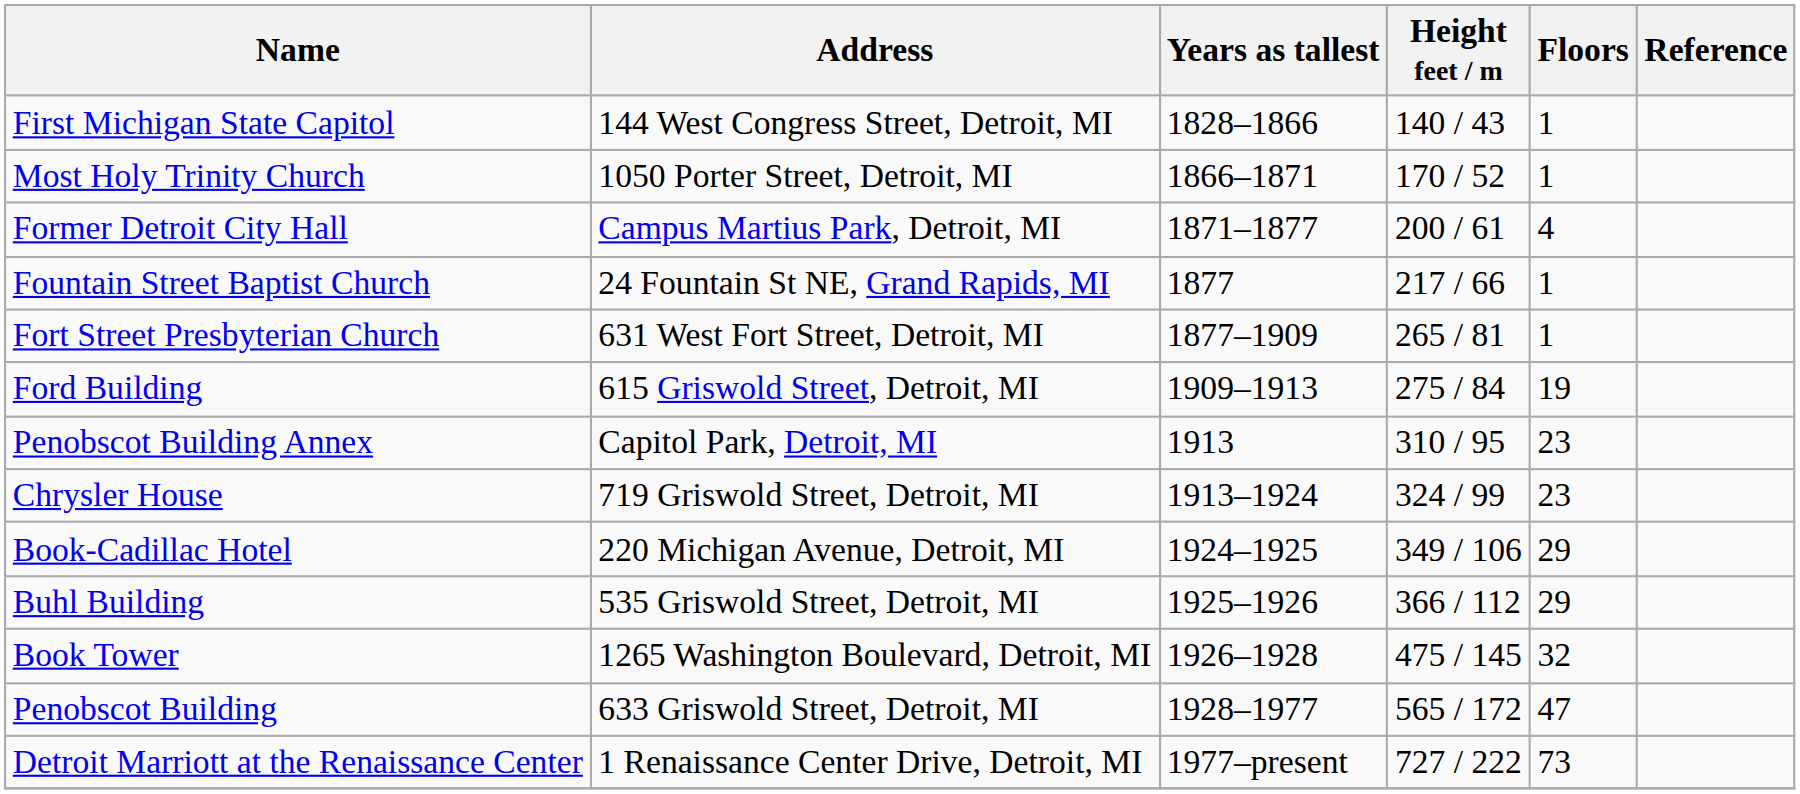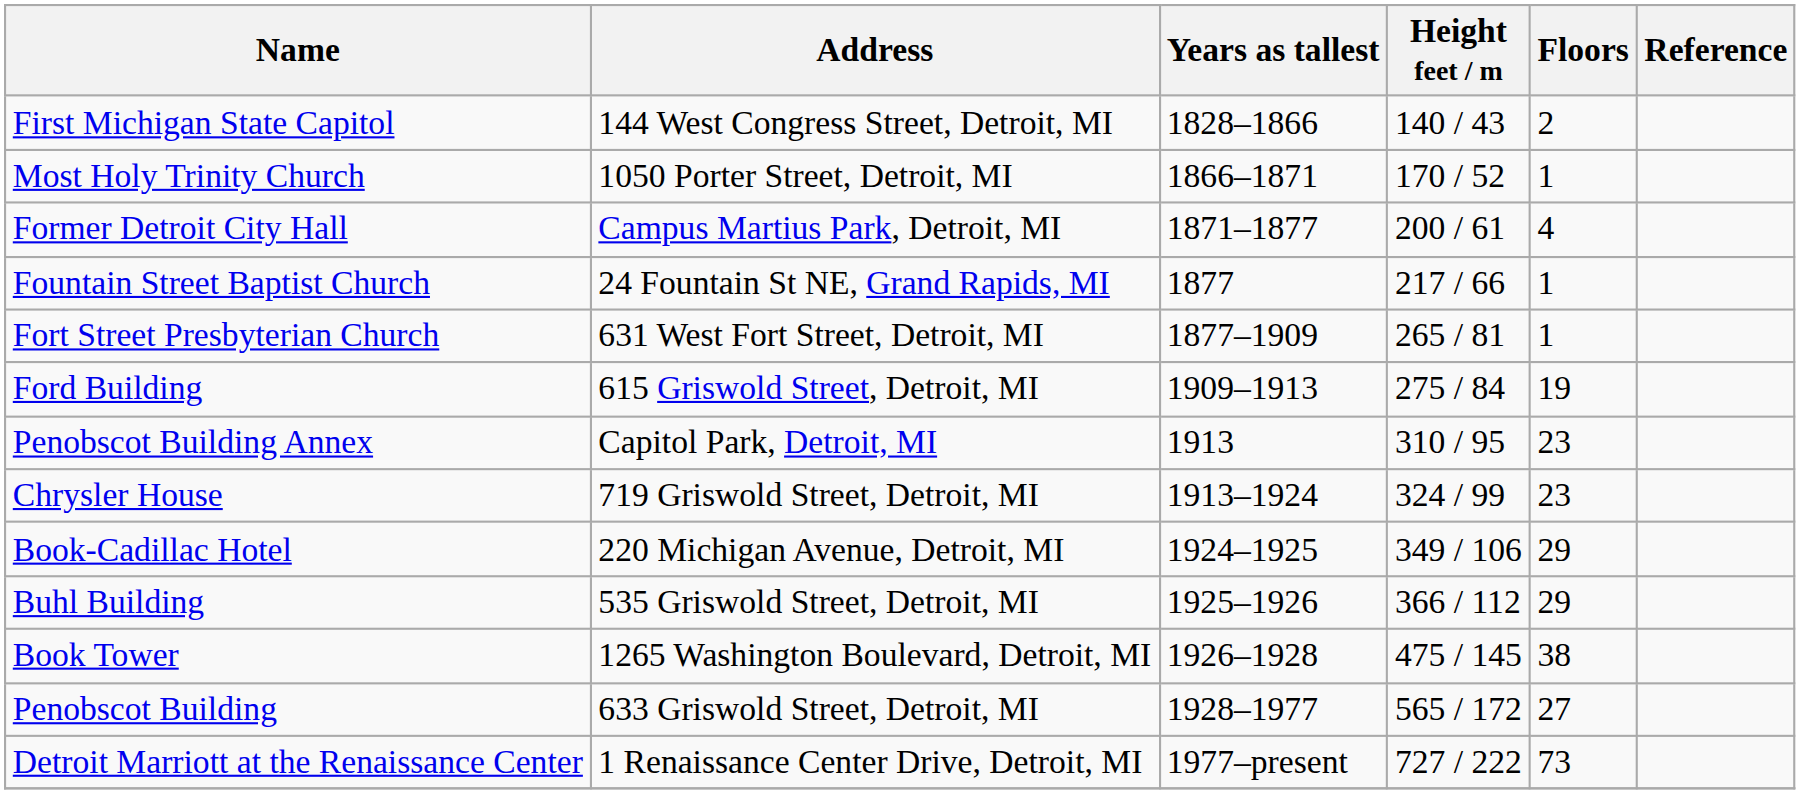(1546, 122) 1 -> (1546, 122) 2
(1554, 655) 32 -> (1554, 655) 38
(1554, 708) 47 -> (1554, 708) 27
